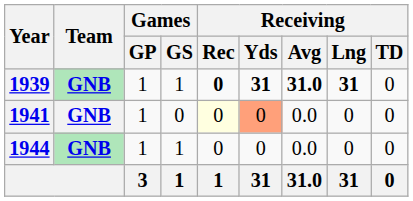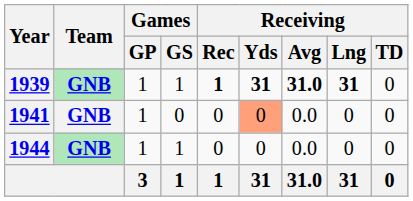(218, 84) 0 -> (218, 84) 1
(218, 116) lightyellow background -> (218, 116) no background
